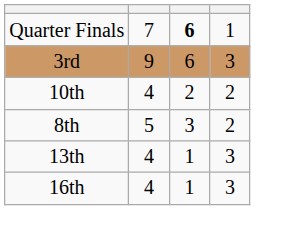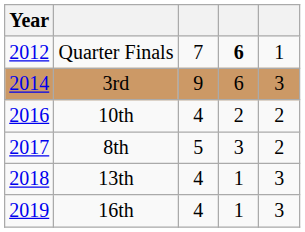+ column: (29, 20)
